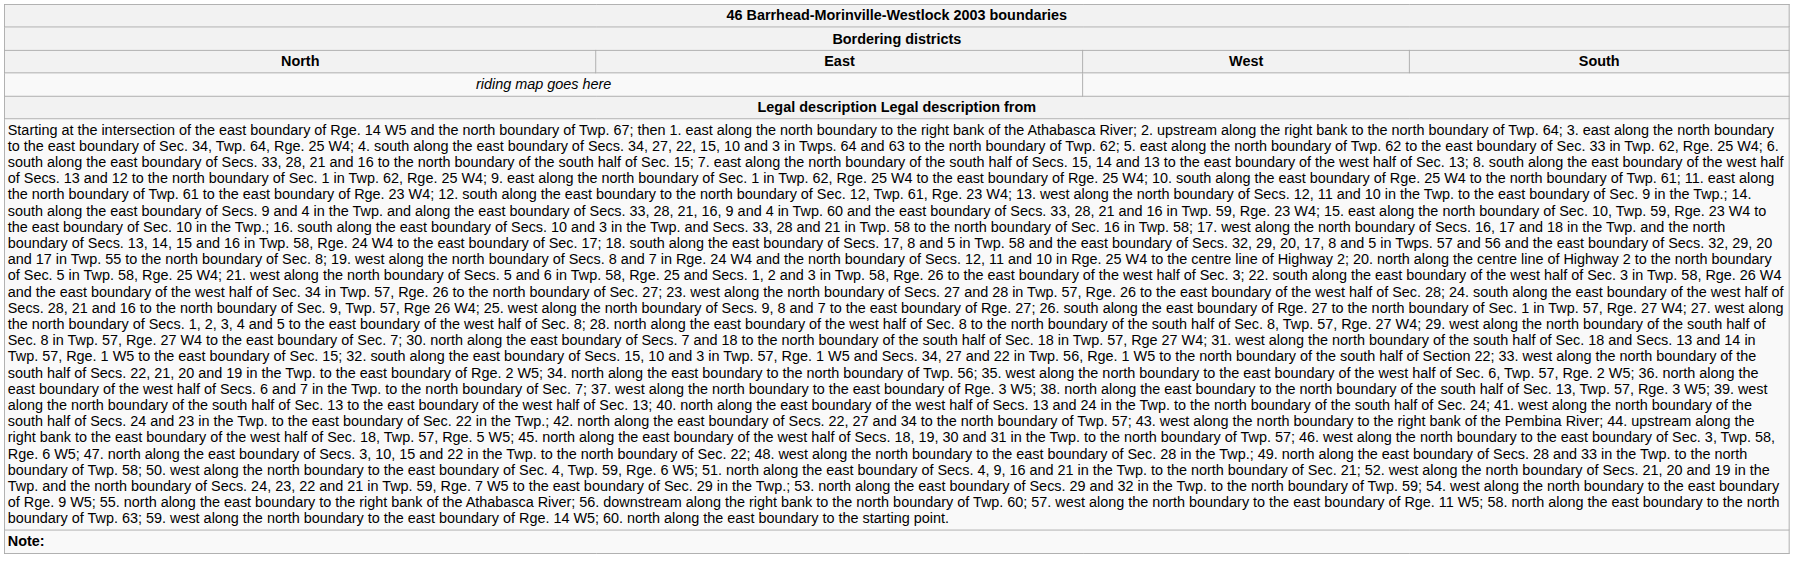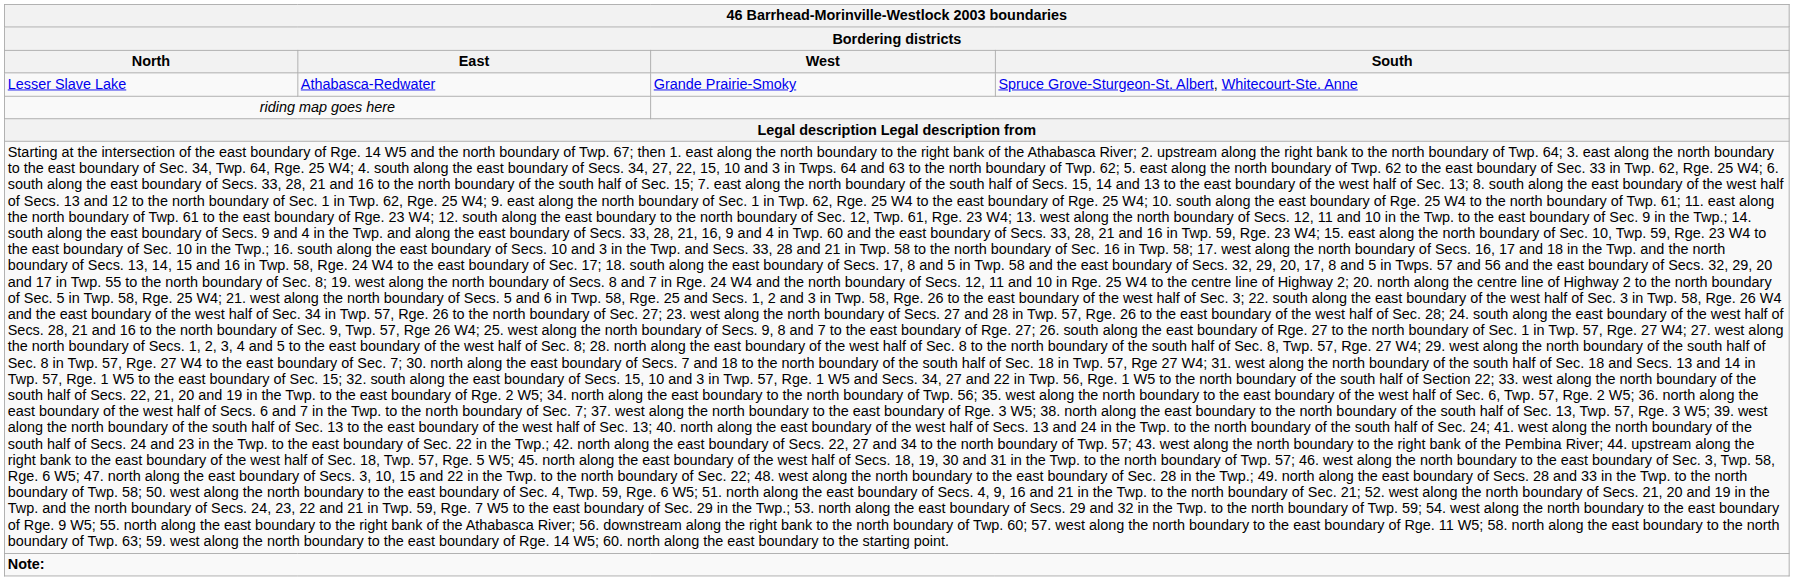+ row: (67, 84)
